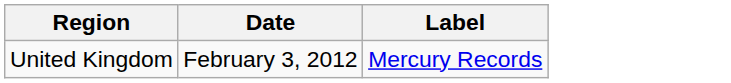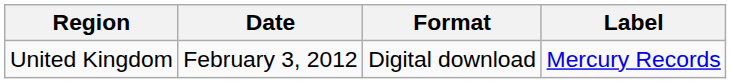+ column: (452, 22)
